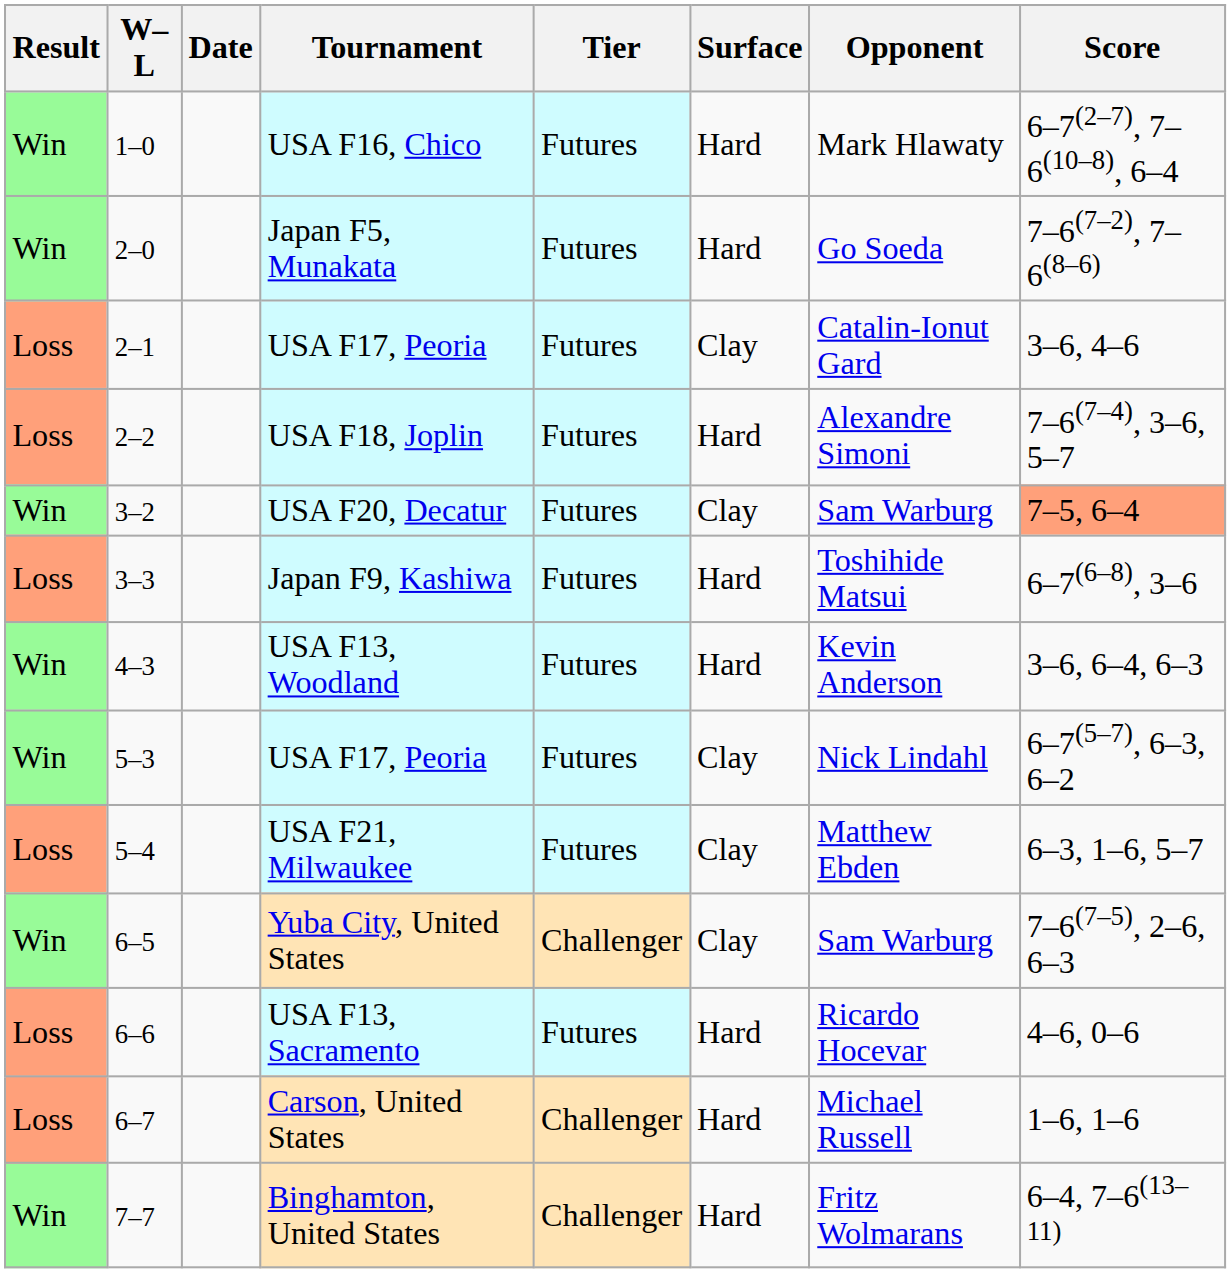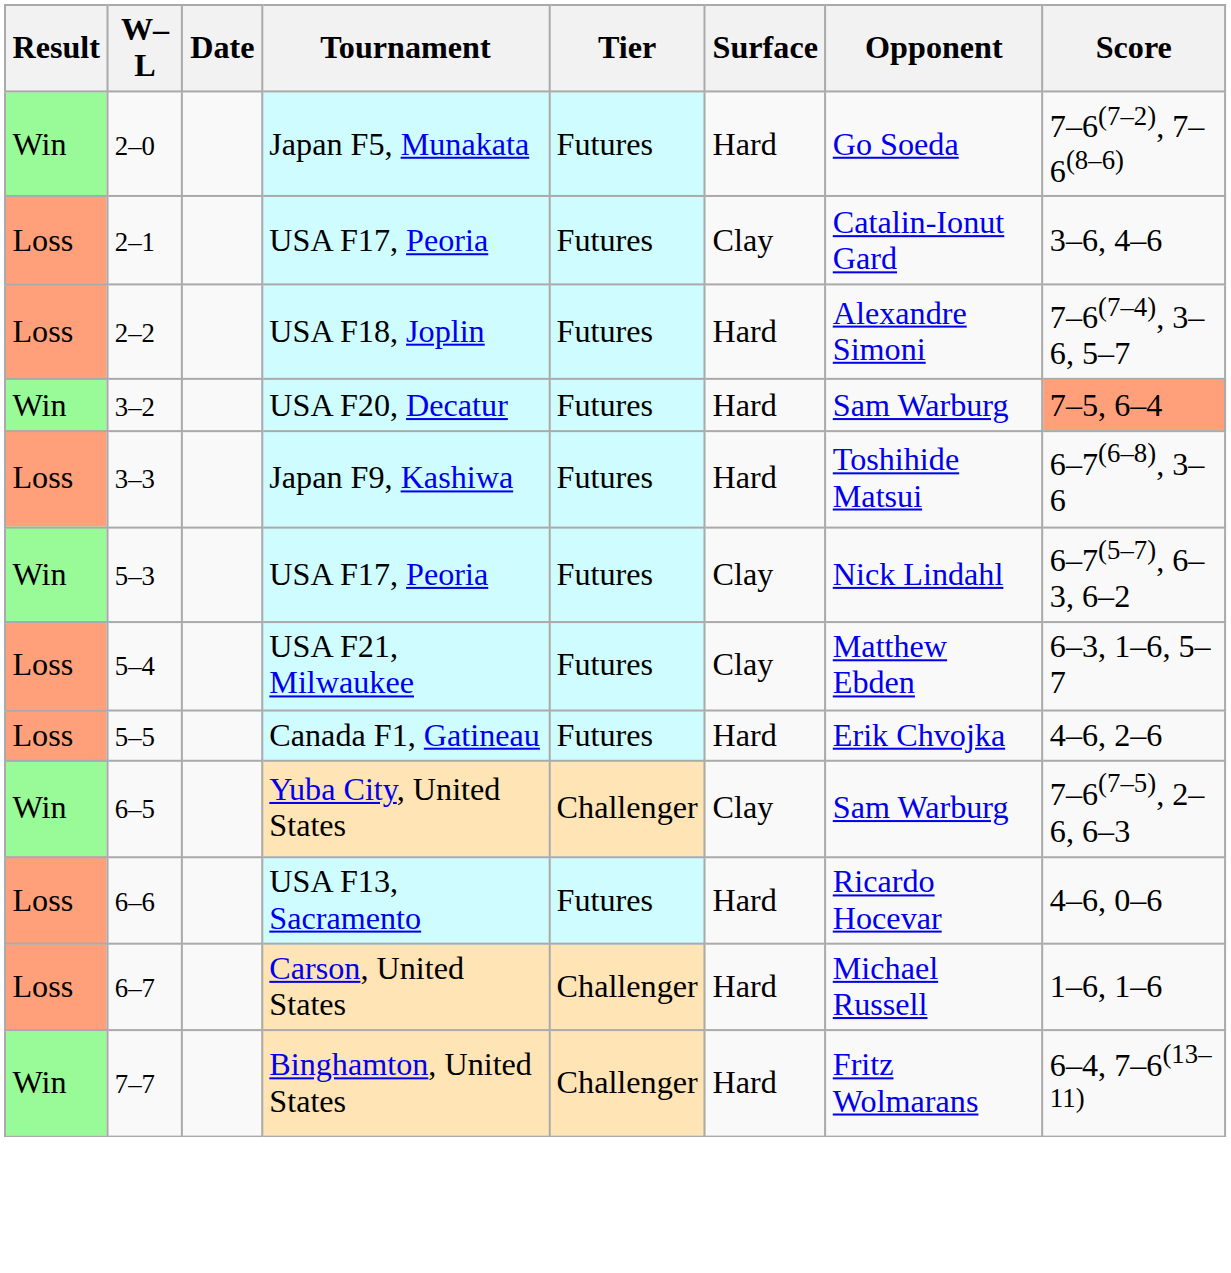- row: (135, 145)
(727, 509) Clay -> (745, 404) Hard
- row: (135, 667)
+ row: (135, 736)
